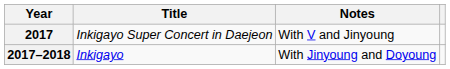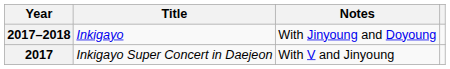rows swapped: (39, 54) <-> (39, 34)
